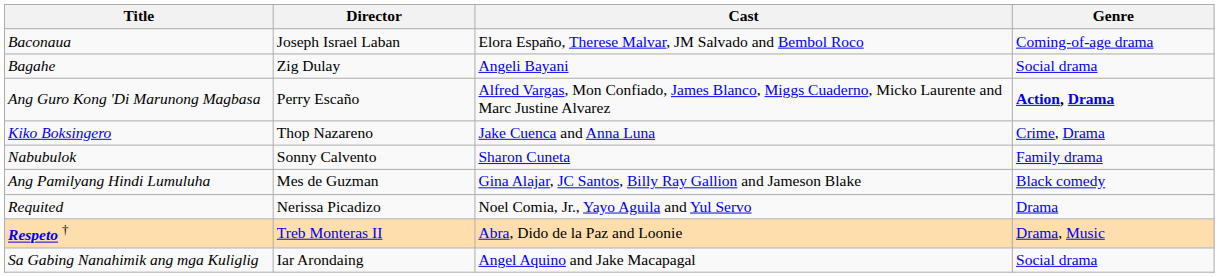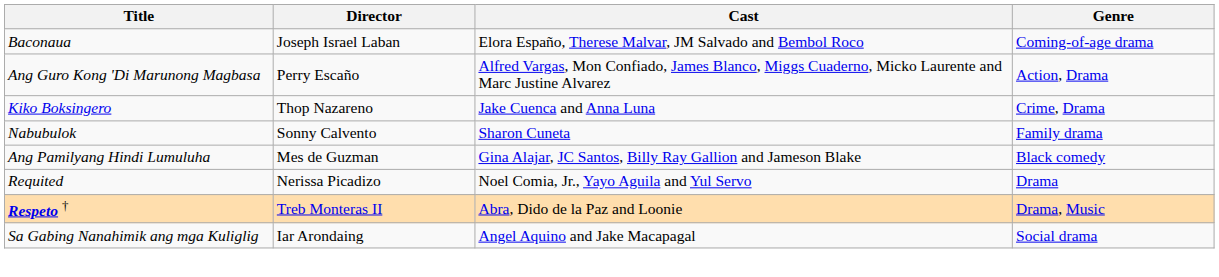- row: (32, 66)
(1065, 99) bold -> (1062, 74) normal
